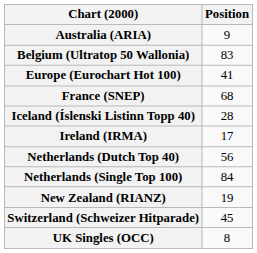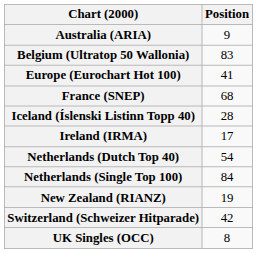(227, 156) 56 -> (227, 156) 54
(227, 217) 45 -> (227, 217) 42
